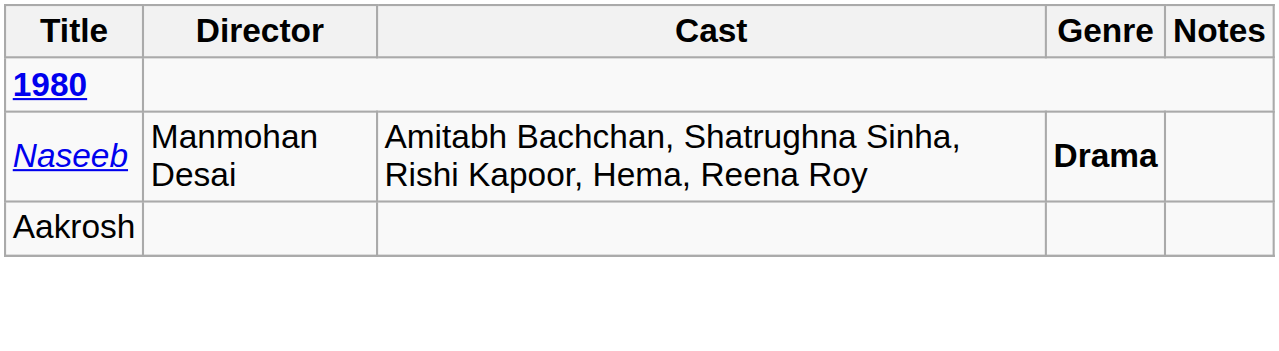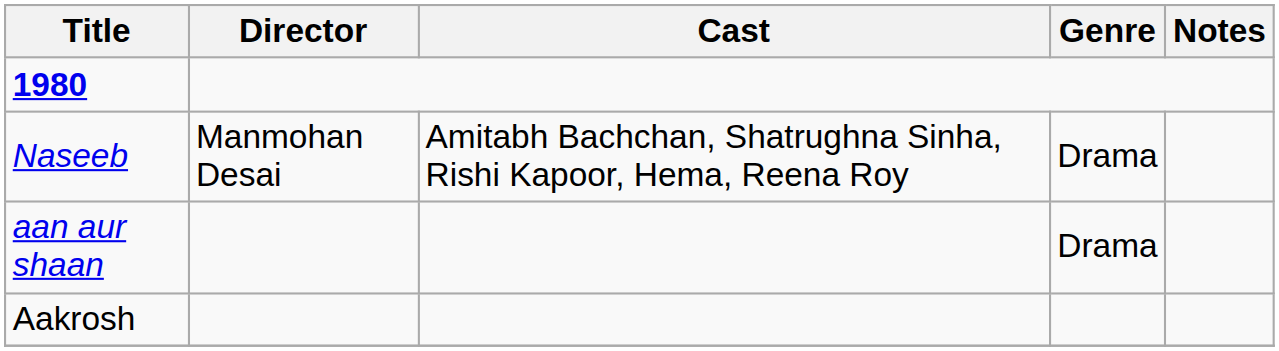(1106, 155) bold -> (1107, 155) normal
+ row: (69, 246)
